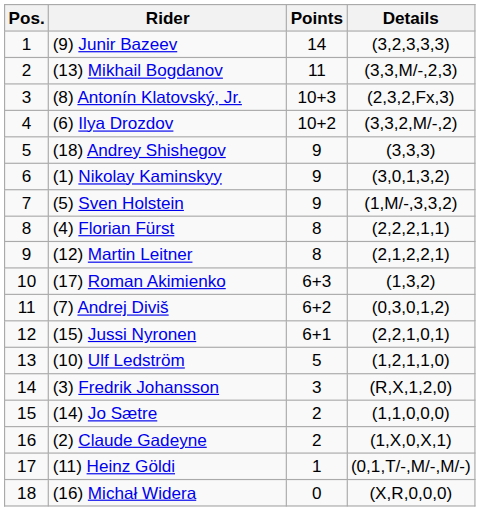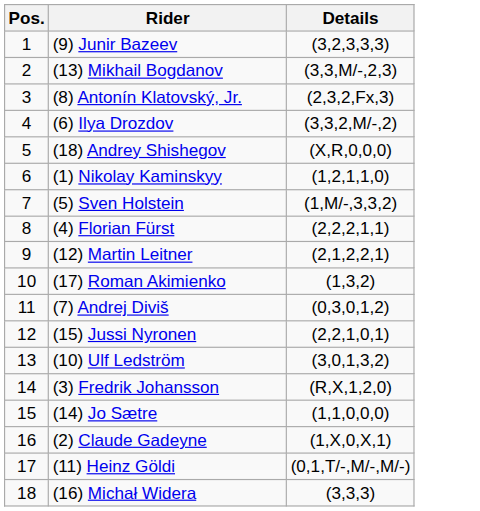- column: (317, 18)
(411, 150) (3,3,3) -> (351, 150) (X,R,0,0,0)
(411, 176) (3,0,1,3,2) -> (351, 176) (1,2,1,1,0)
(411, 361) (1,2,1,1,0) -> (351, 361) (3,0,1,3,2)
(411, 492) (X,R,0,0,0) -> (351, 492) (3,3,3)
